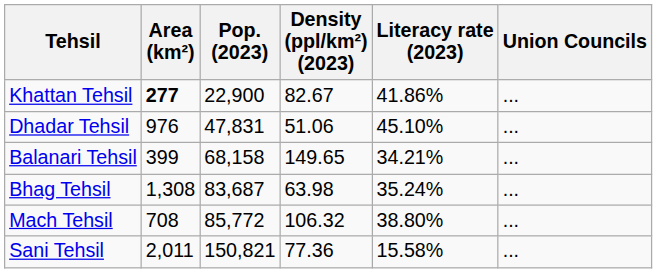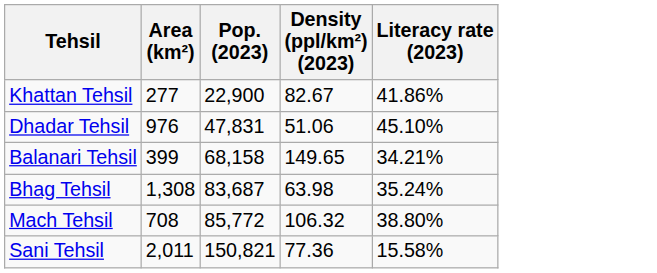- column: (575, 42)
(162, 95) bold -> (162, 95) normal
